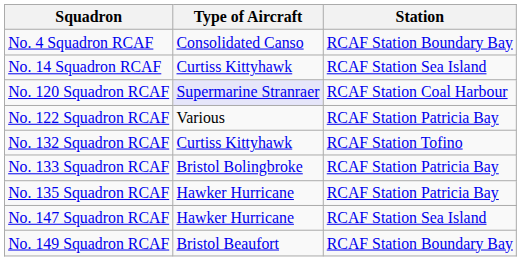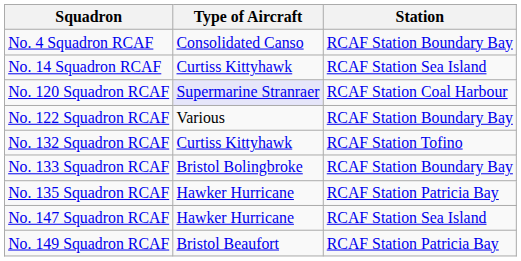(413, 117) RCAF Station Patricia Bay -> (420, 117) RCAF Station Boundary Bay
(413, 167) RCAF Station Patricia Bay -> (420, 167) RCAF Station Boundary Bay
(420, 243) RCAF Station Boundary Bay -> (413, 243) RCAF Station Patricia Bay
